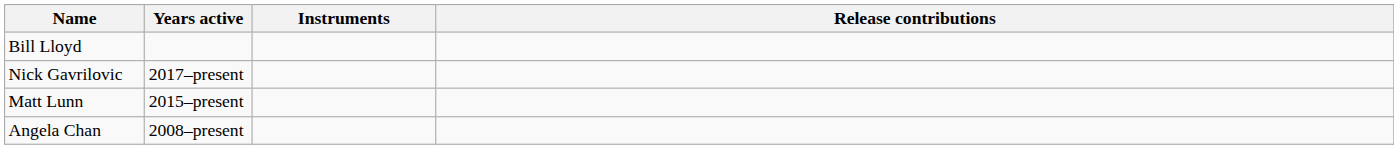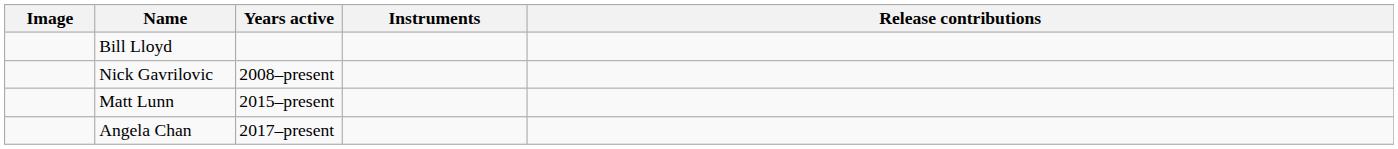+ column: (50, 18)
(196, 74) 2017–present -> (287, 74) 2008–present
(196, 130) 2008–present -> (287, 130) 2017–present
